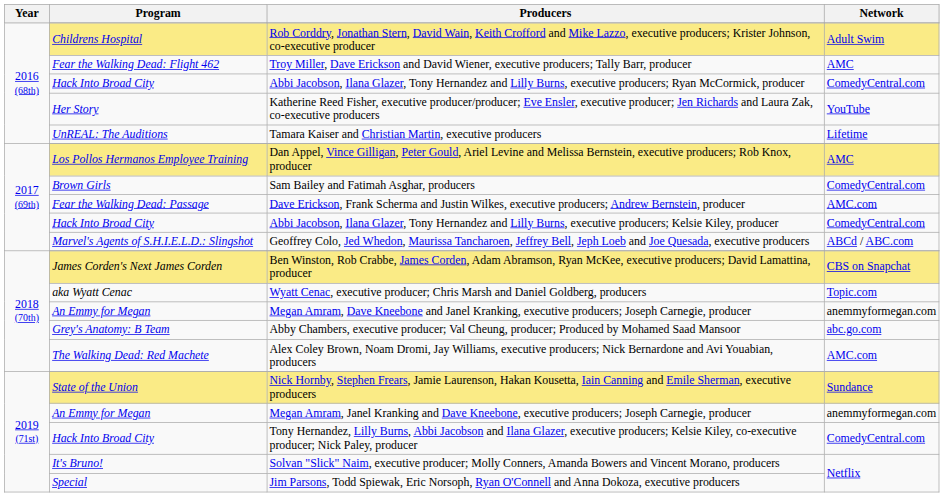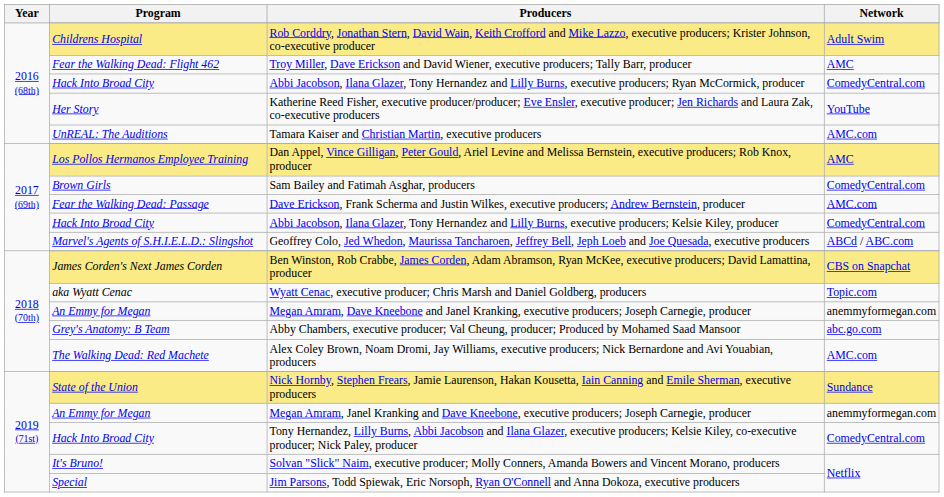(847, 134) Lifetime -> (852, 134) AMC.com
